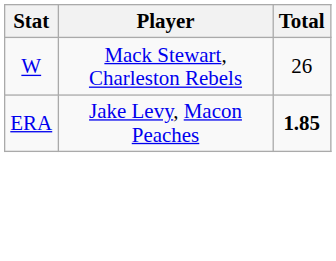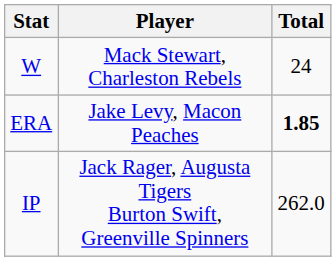(302, 66) 26 -> (301, 66) 24
+ row: (31, 203)
